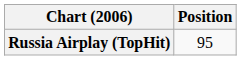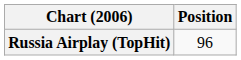(205, 42) 95 -> (205, 42) 96
